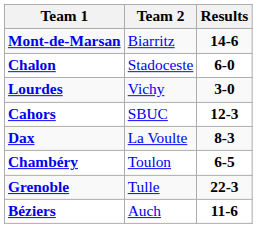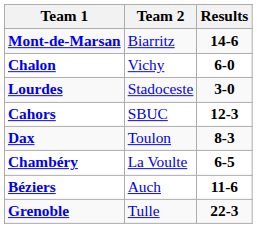(161, 65) Stadoceste -> (146, 65) Vichy
(146, 89) Vichy -> (161, 89) Stadoceste
(158, 138) La Voulte -> (149, 138) Toulon
(149, 162) Toulon -> (158, 162) La Voulte
rows swapped: (39, 187) <-> (32, 211)
